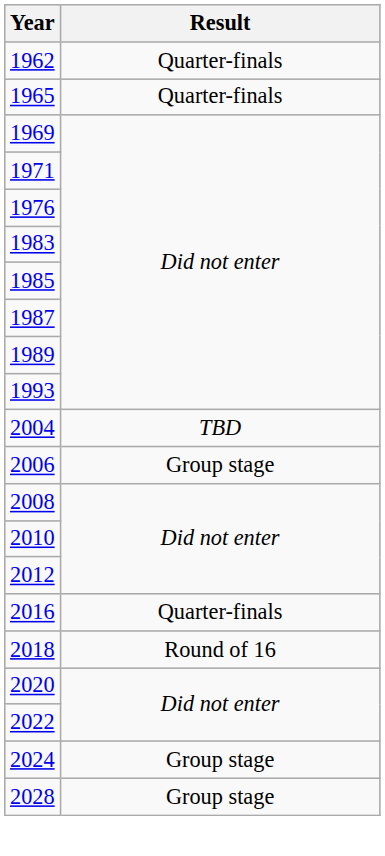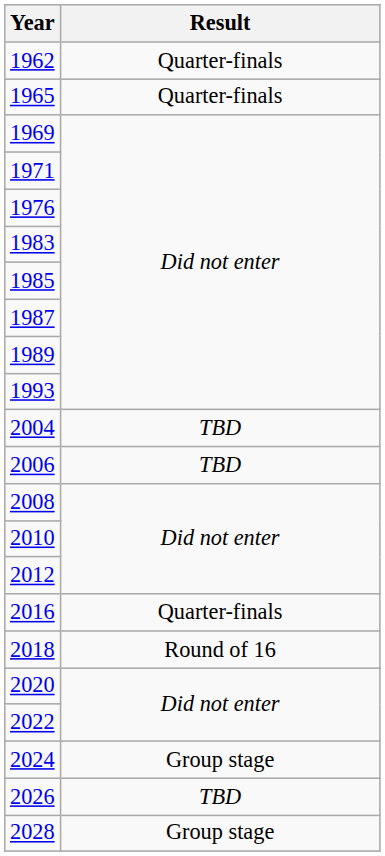(220, 465) Group stage -> (220, 465) TBD
+ row: (32, 796)
